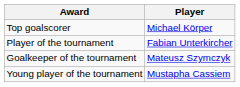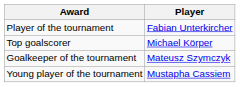rows swapped: (60, 43) <-> (39, 27)
